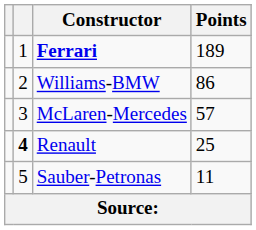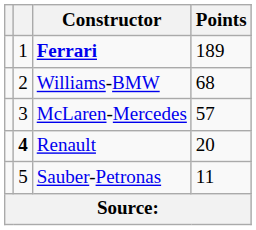(205, 82) 86 -> (205, 82) 68
(205, 145) 25 -> (205, 145) 20
